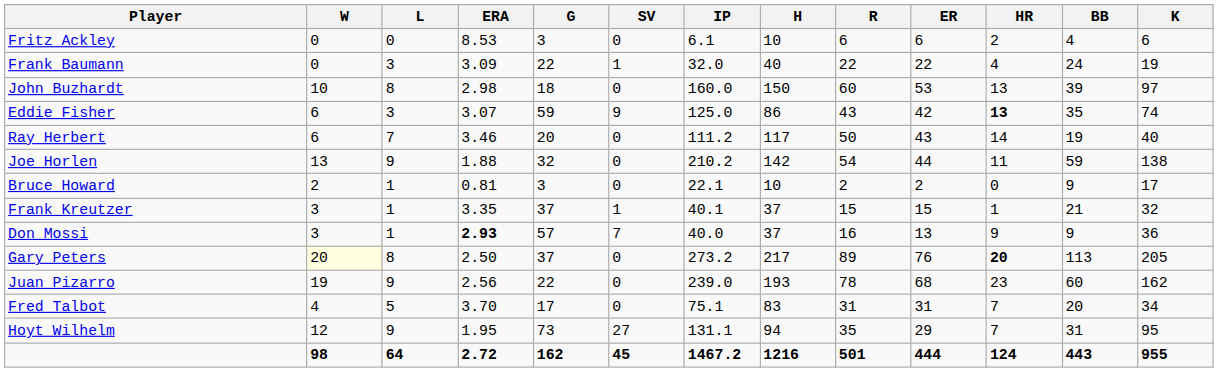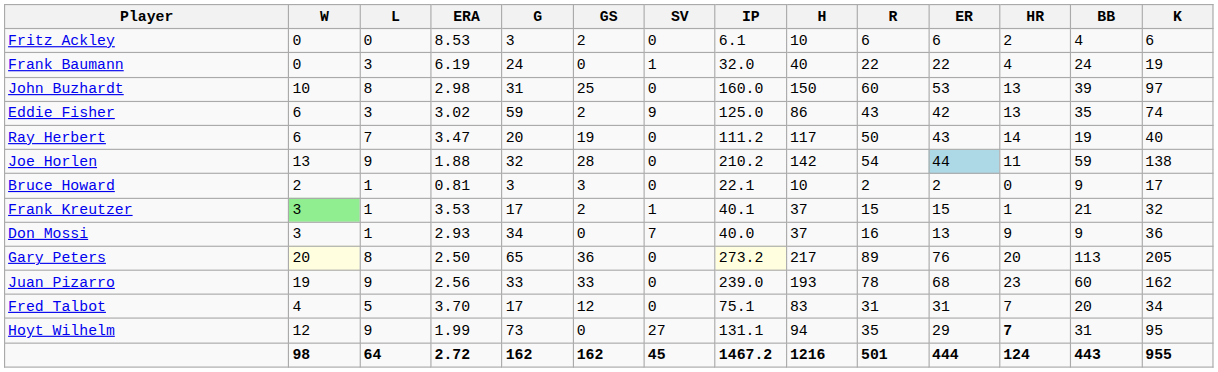+ column: (609, 17)
(479, 65) 3.09 -> (452, 65) 6.19
(546, 65) 22 -> (515, 65) 24
(546, 89) 18 -> (515, 89) 31
(479, 113) 3.07 -> (452, 113) 3.02
(999, 113) bold -> (1012, 113) normal
(479, 137) 3.46 -> (452, 137) 3.47
(923, 162) no background -> (941, 162) lightblue background
(315, 210) no background -> (297, 210) lightgreen background
(479, 210) 3.35 -> (452, 210) 3.53
(546, 210) 37 -> (515, 210) 17
(479, 234) bold -> (452, 234) normal
(546, 234) 57 -> (515, 234) 34
(546, 258) 37 -> (515, 258) 65
(710, 258) no background -> (741, 258) lightyellow background
(999, 258) bold -> (1012, 258) normal
(546, 282) 22 -> (515, 282) 33
(479, 331) 1.95 -> (452, 331) 1.99
(994, 331) normal -> (1008, 331) bold
